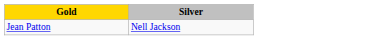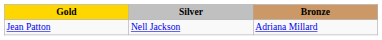+ column: (315, 12)
